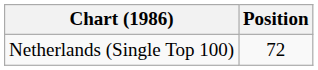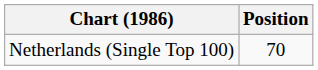(276, 49) 72 -> (276, 49) 70
